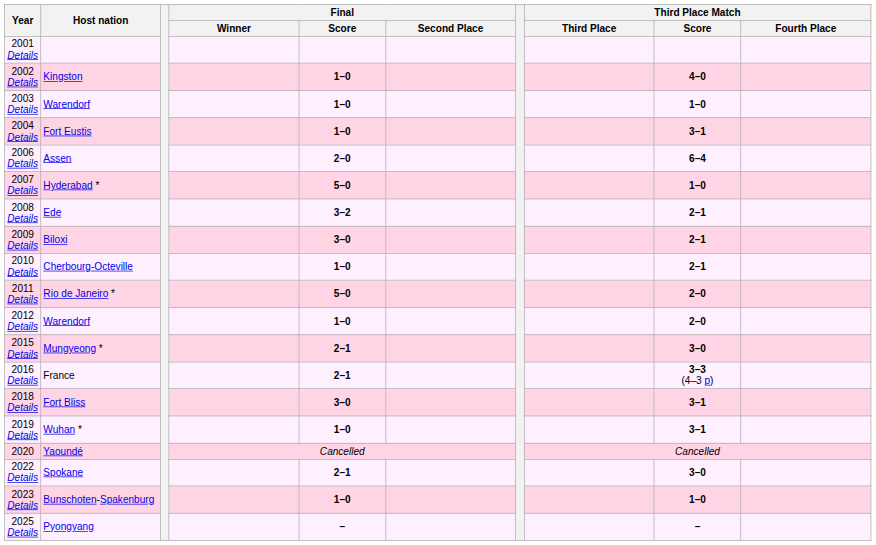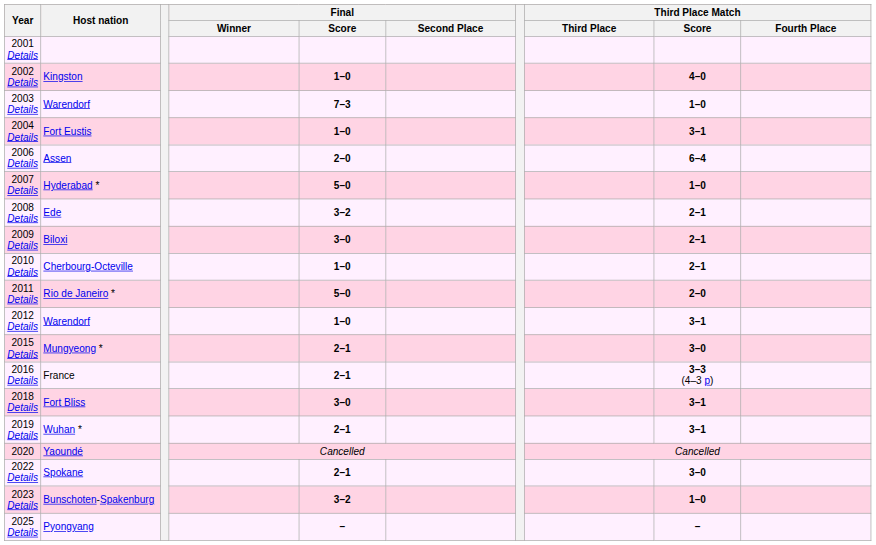(342, 104) 1–0 -> (342, 104) 7–3
(697, 321) 2–0 -> (697, 321) 3–1
(342, 430) 1–0 -> (342, 430) 2–1
(342, 500) 1–0 -> (342, 500) 3–2
